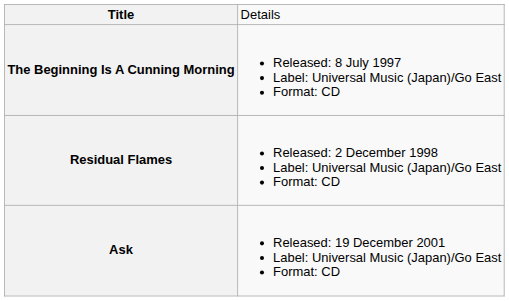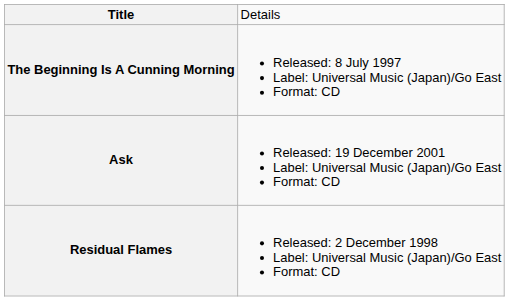rows swapped: (121, 160) <-> (121, 250)
